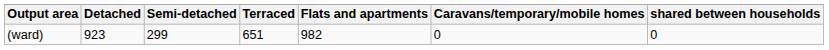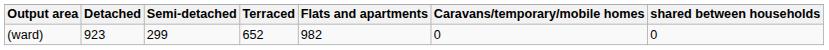(253, 34) 651 -> (253, 34) 652
